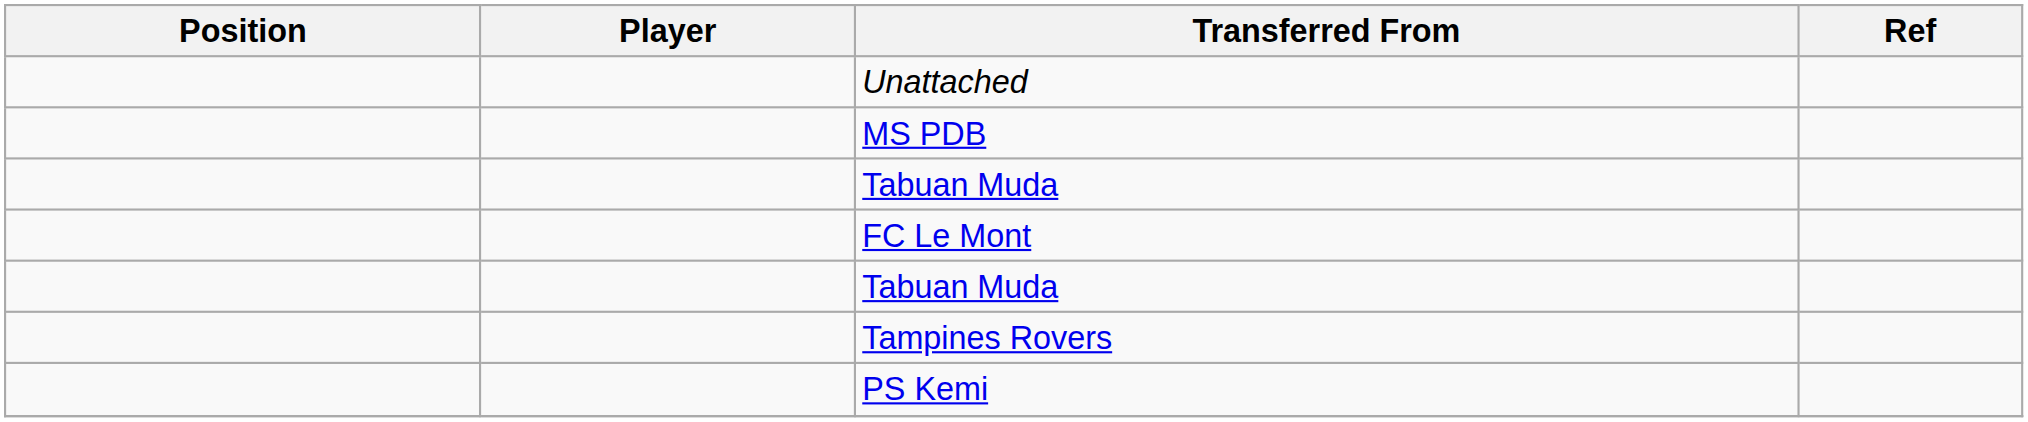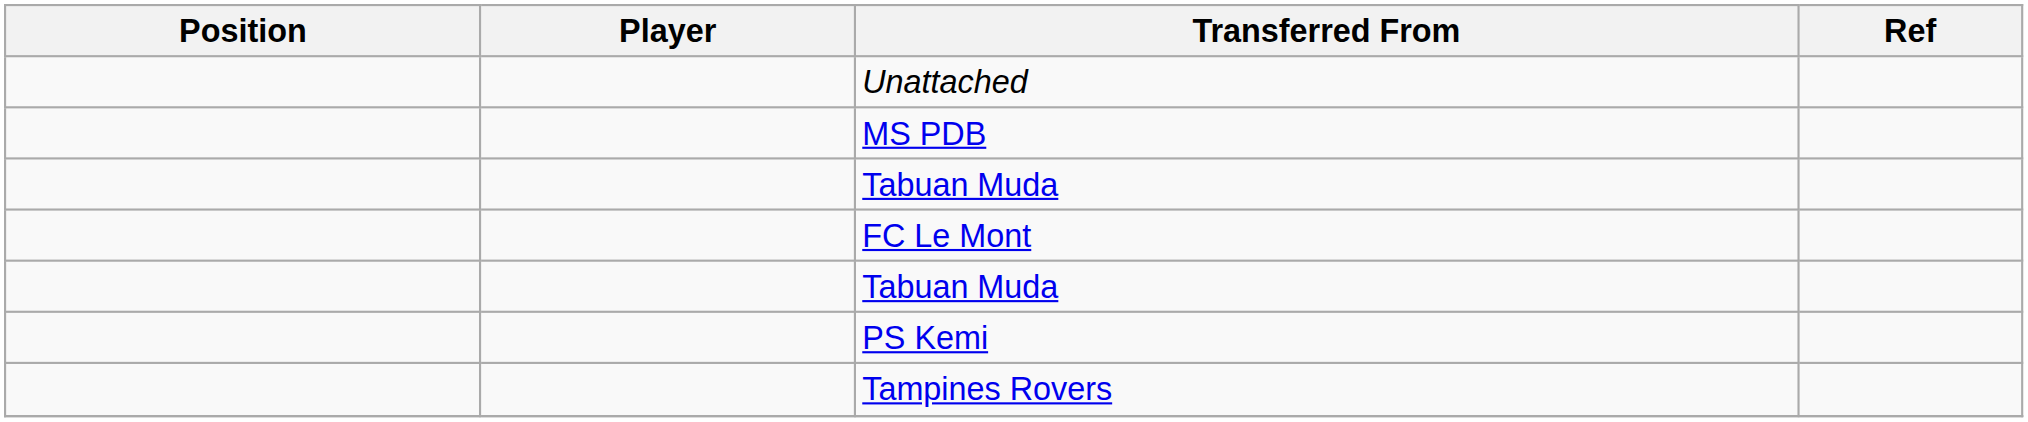rows swapped: (243, 338) <-> (243, 390)
